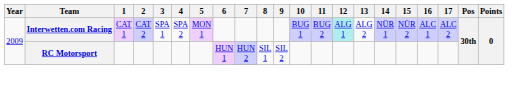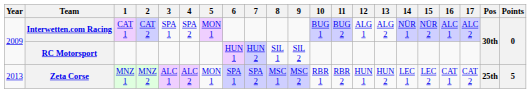(343, 29) paleturquoise background -> (363, 29) no background
+ row: (69, 76)
